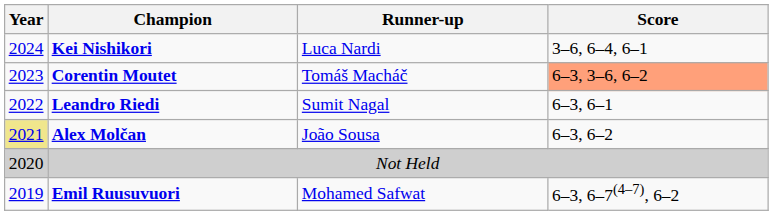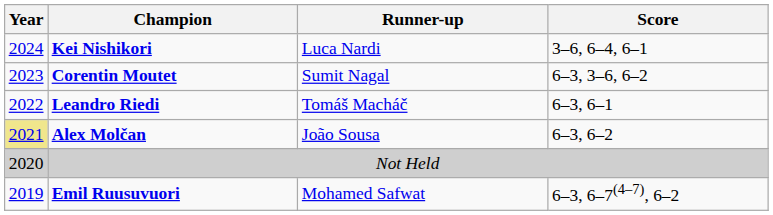(355, 76) Tomáš Macháč -> (346, 76) Sumit Nagal
(600, 76) lightsalmon background -> (600, 76) no background
(346, 105) Sumit Nagal -> (355, 105) Tomáš Macháč
